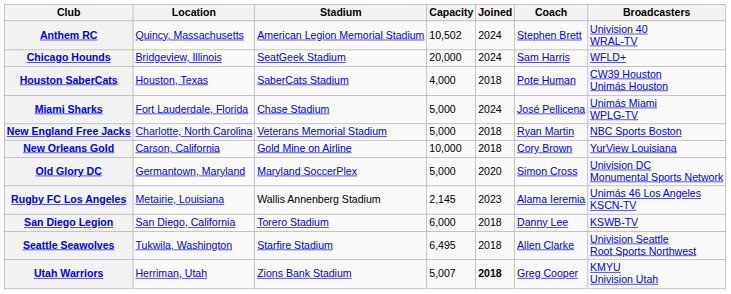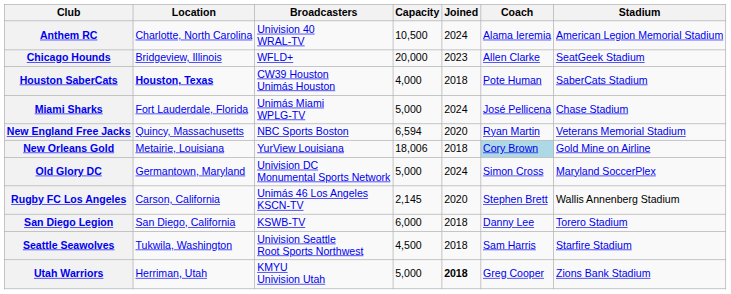columns swapped: (341, 12) <-> (657, 12)
(190, 35) Quincy, Massachusetts -> (194, 35) Charlotte, North Carolina
(445, 35) 10,502 -> (411, 35) 10,500
(549, 35) Stephen Brett -> (517, 35) Alama Ieremia
(490, 58) 2024 -> (456, 58) 2023
(543, 58) Sam Harris -> (511, 58) Allen Clarke
(172, 80) normal -> (174, 80) bold
(194, 132) Charlotte, North Carolina -> (190, 132) Quincy, Massachusetts
(443, 132) 5,000 -> (408, 132) 6,594
(490, 132) 2018 -> (456, 132) 2020
(178, 148) Carson, California -> (180, 148) Metairie, Louisiana
(445, 148) 10,000 -> (411, 148) 18,006
(545, 148) no background -> (511, 148) lightblue background
(490, 171) 2020 -> (456, 171) 2024
(180, 200) Metairie, Louisiana -> (178, 200) Carson, California
(490, 200) 2023 -> (456, 200) 2020
(551, 200) Alama Ieremia -> (515, 200) Stephen Brett
(443, 245) 6,495 -> (408, 245) 4,500
(546, 245) Allen Clarke -> (509, 245) Sam Harris
(443, 274) 5,007 -> (408, 274) 5,000
